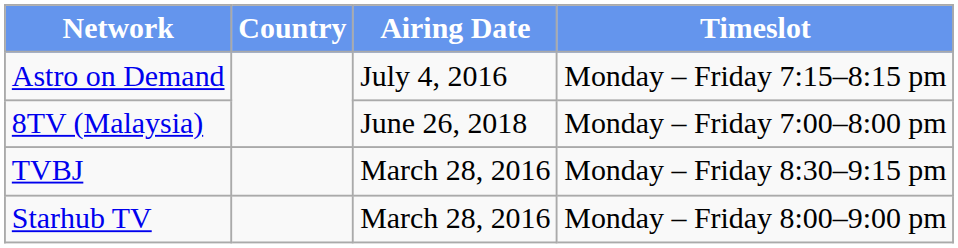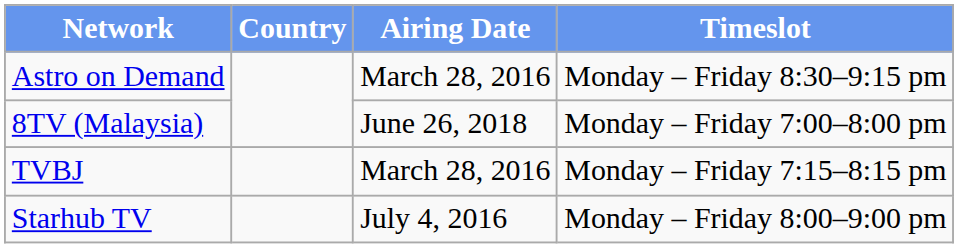(434, 75) July 4, 2016 -> (455, 75) March 28, 2016
(755, 75) Monday – Friday 7:15–8:15 pm -> (755, 75) Monday – Friday 8:30–9:15 pm
(755, 170) Monday – Friday 8:30–9:15 pm -> (755, 170) Monday – Friday 7:15–8:15 pm
(455, 218) March 28, 2016 -> (434, 218) July 4, 2016
